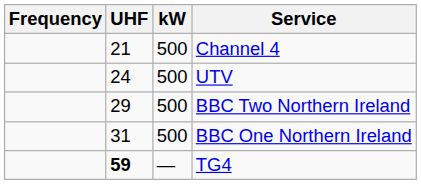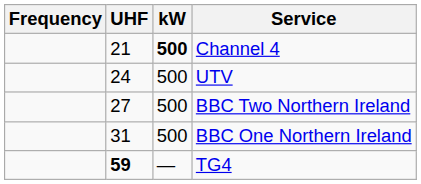(172, 48) normal -> (172, 48) bold
(121, 106) 29 -> (121, 106) 27
